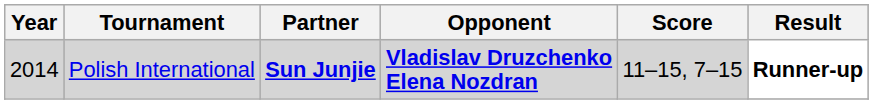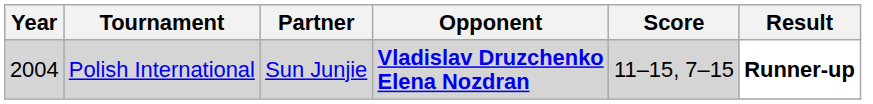(34, 69) 2014 -> (34, 69) 2004
(320, 69) bold -> (316, 69) normal
